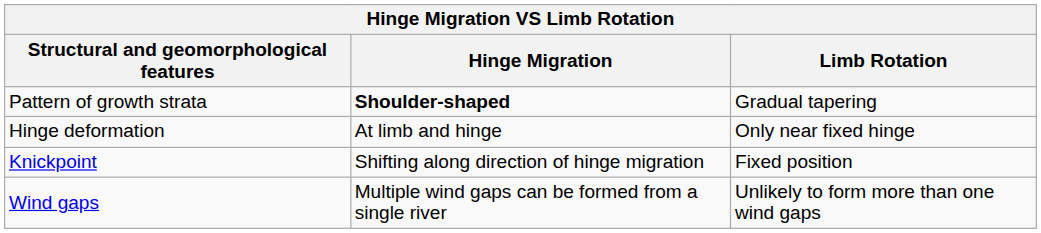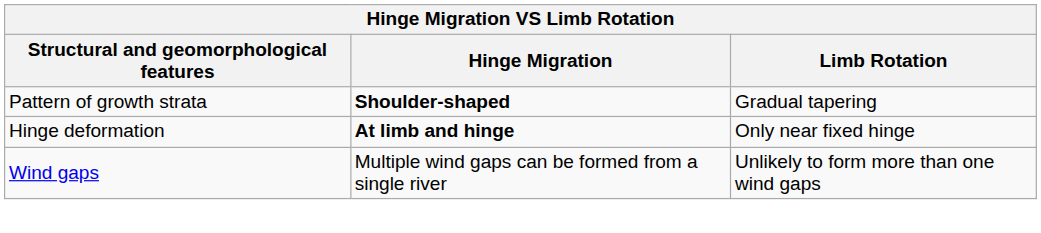(428, 131) normal -> (435, 131) bold
- row: (53, 161)
